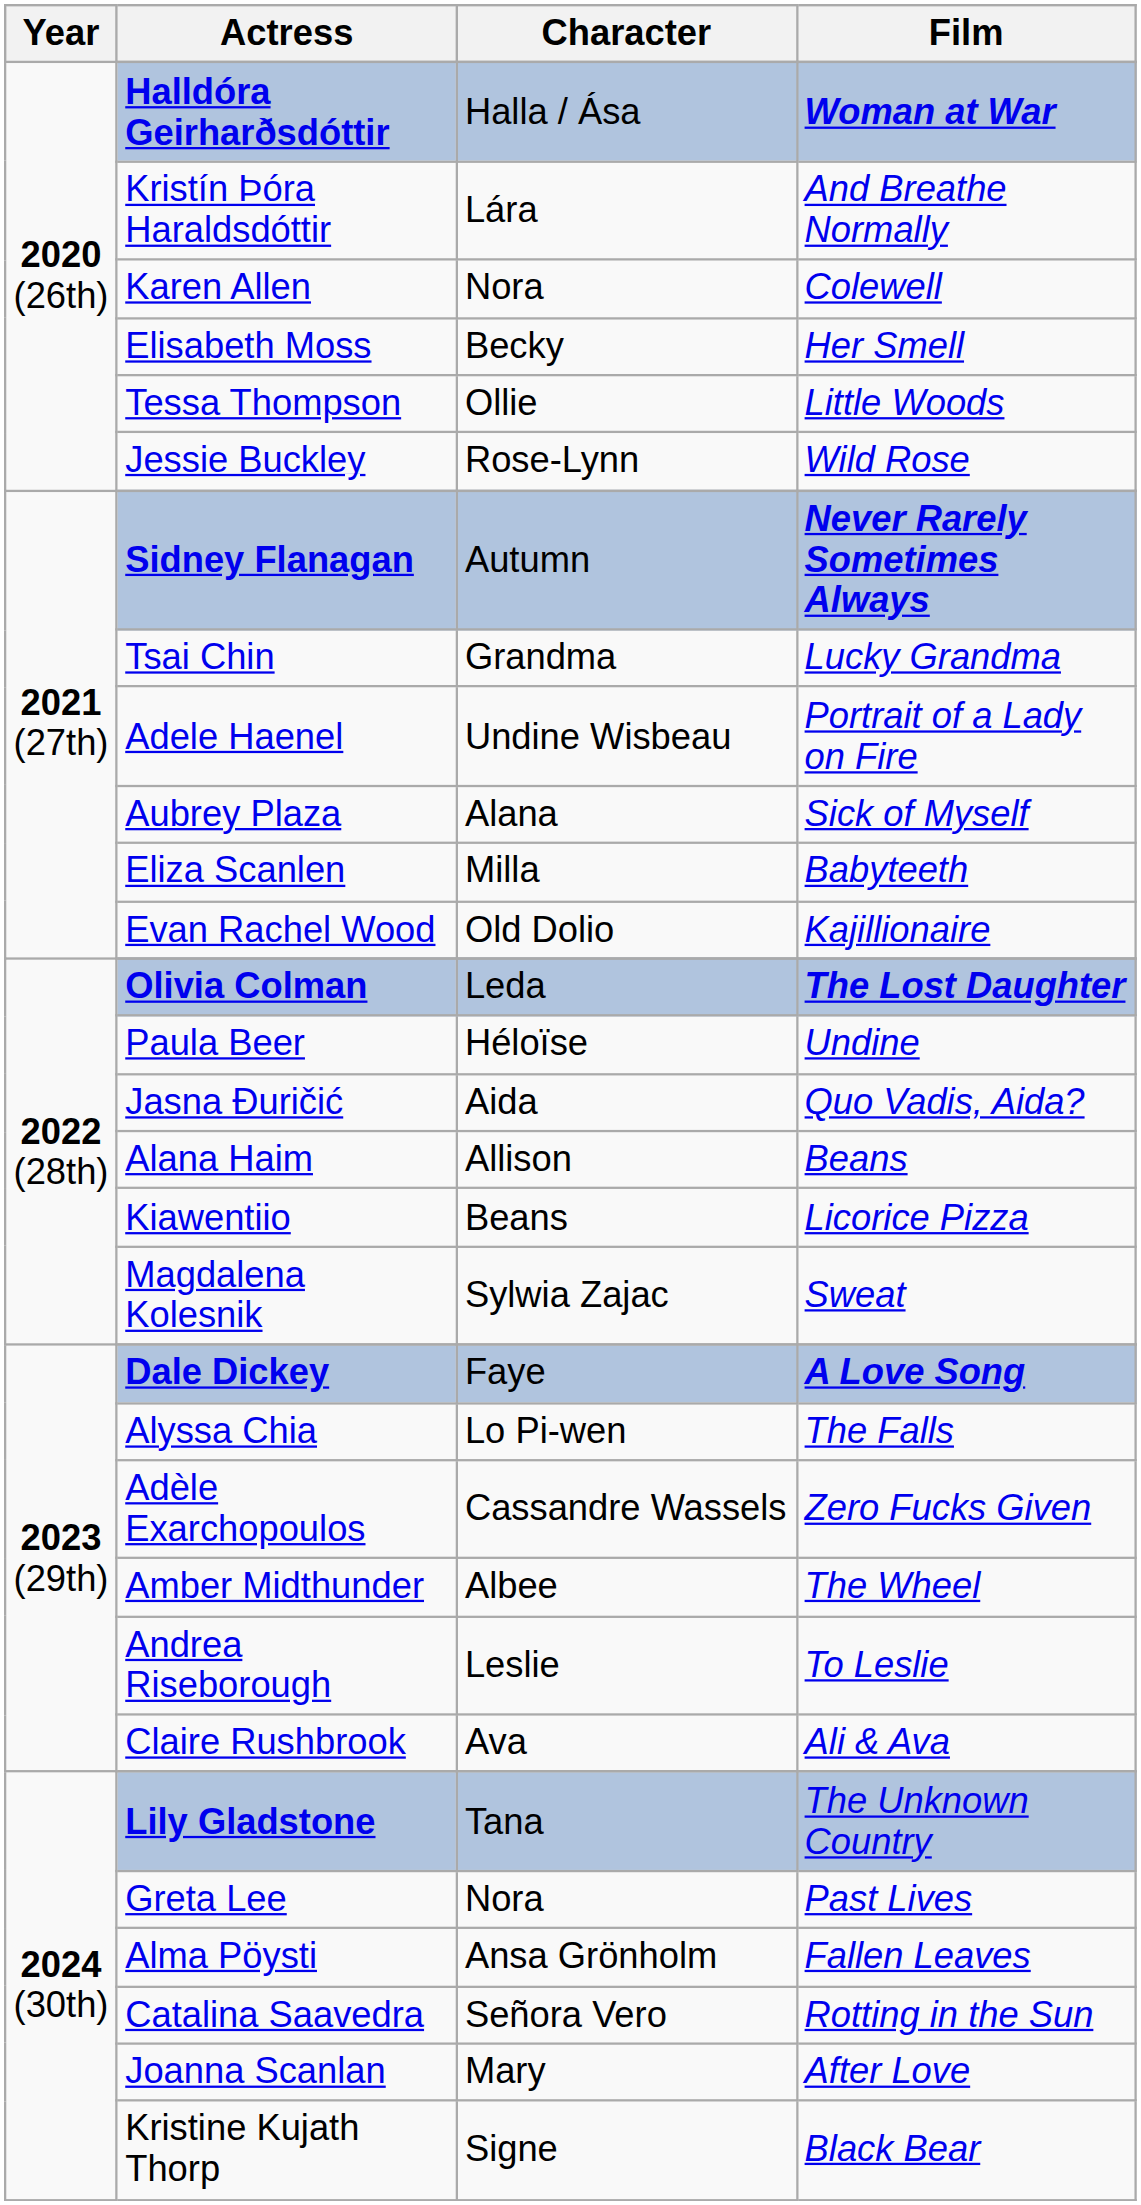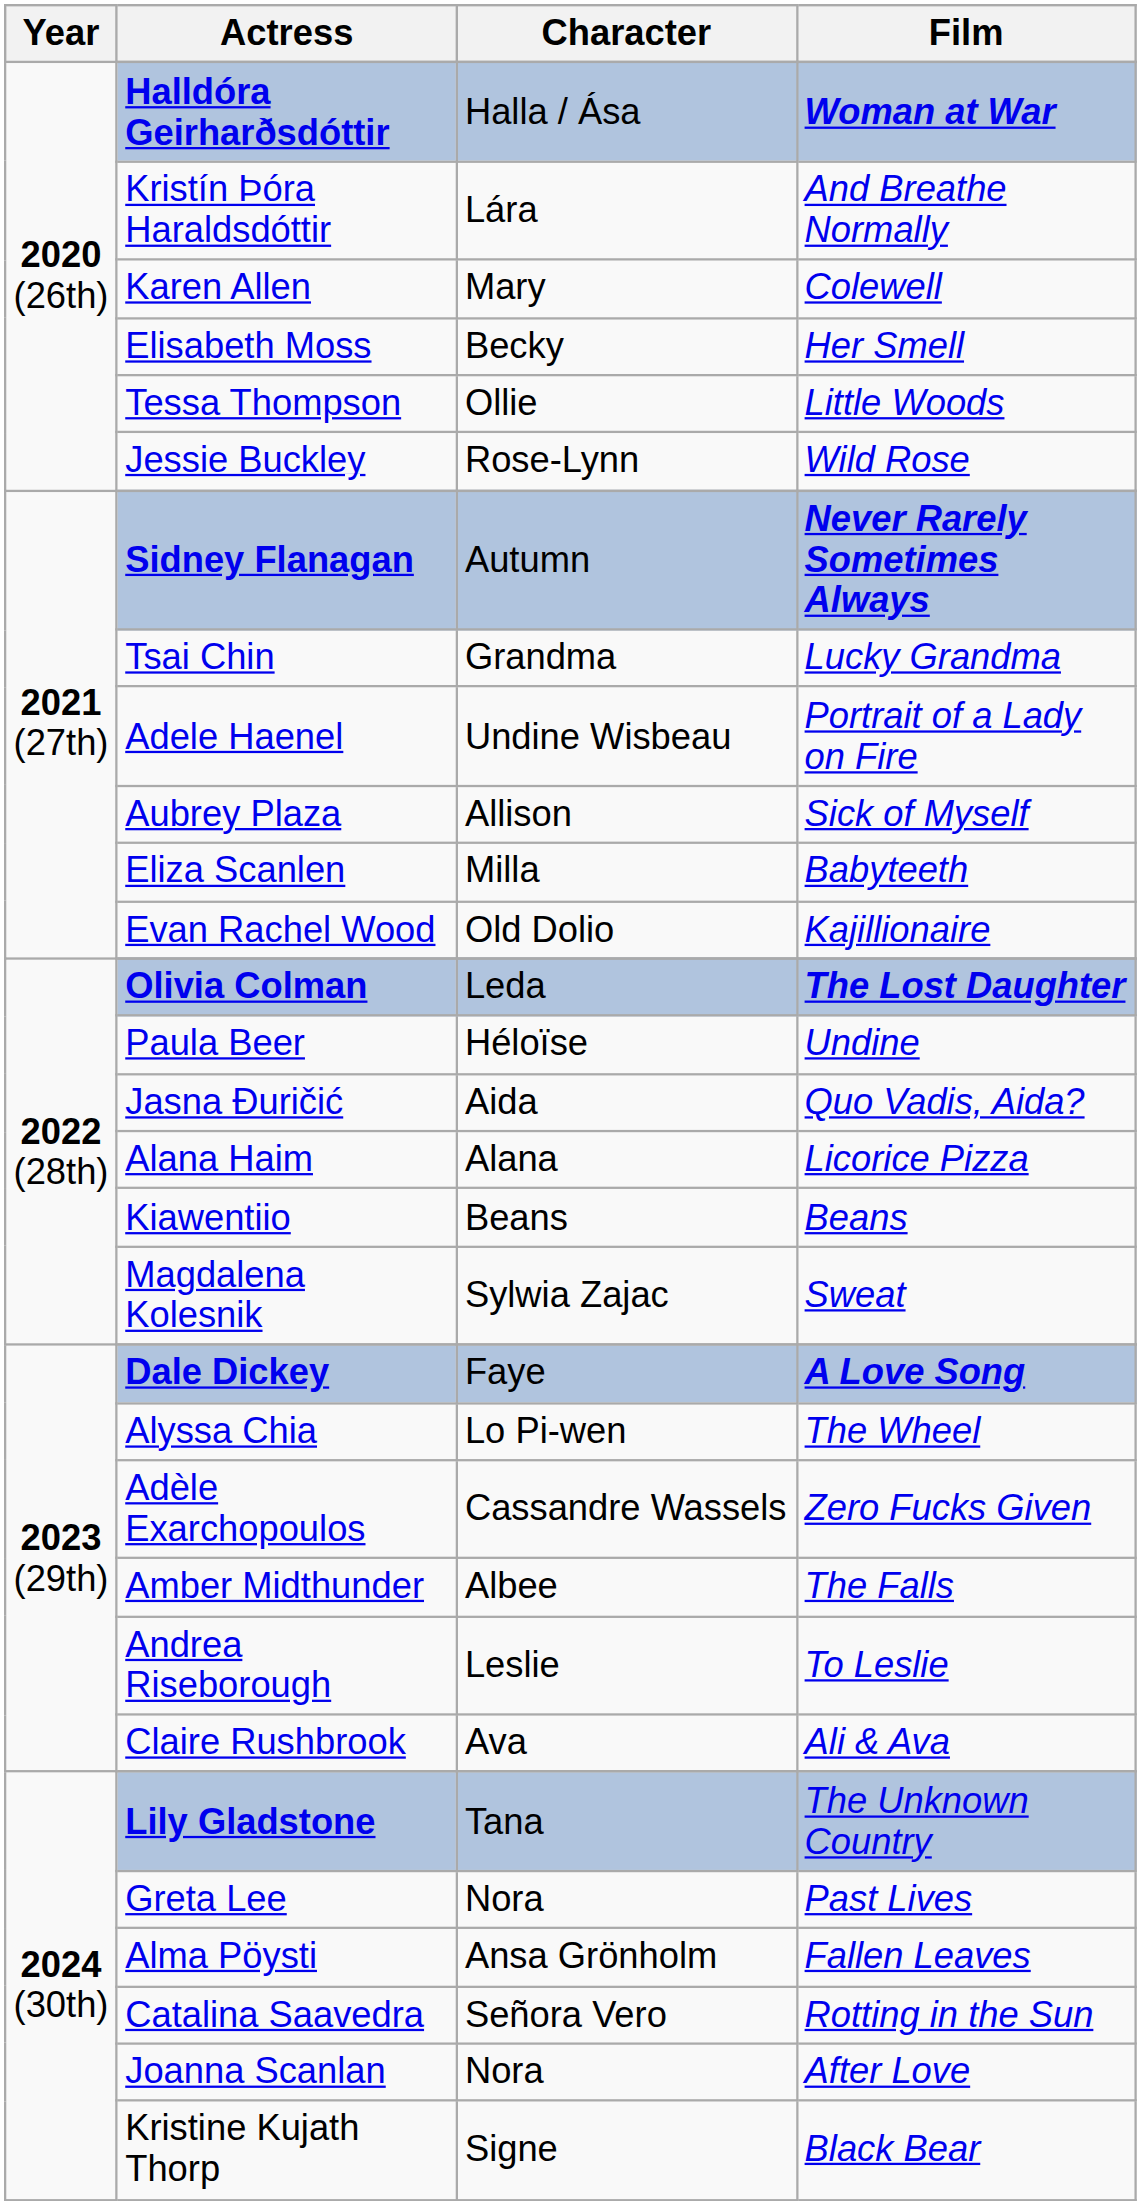(504, 287) Nora -> (505, 287) Mary
(511, 813) Alana -> (518, 813) Allison
(518, 1159) Allison -> (511, 1159) Alana
(856, 1159) Beans -> (917, 1159) Licorice Pizza
(917, 1216) Licorice Pizza -> (856, 1216) Beans
(879, 1430) The Falls -> (892, 1430) The Wheel
(892, 1586) The Wheel -> (879, 1586) The Falls
(505, 2071) Mary -> (504, 2071) Nora
